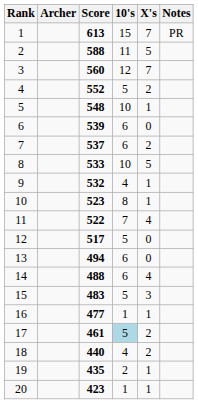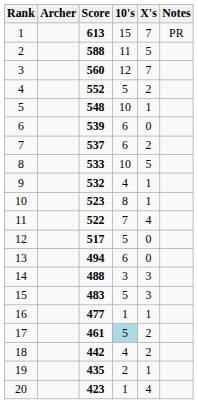(125, 276) 6 -> (125, 276) 3
(149, 276) 4 -> (149, 276) 3
(96, 351) 440 -> (96, 351) 442
(149, 389) 1 -> (149, 389) 4
